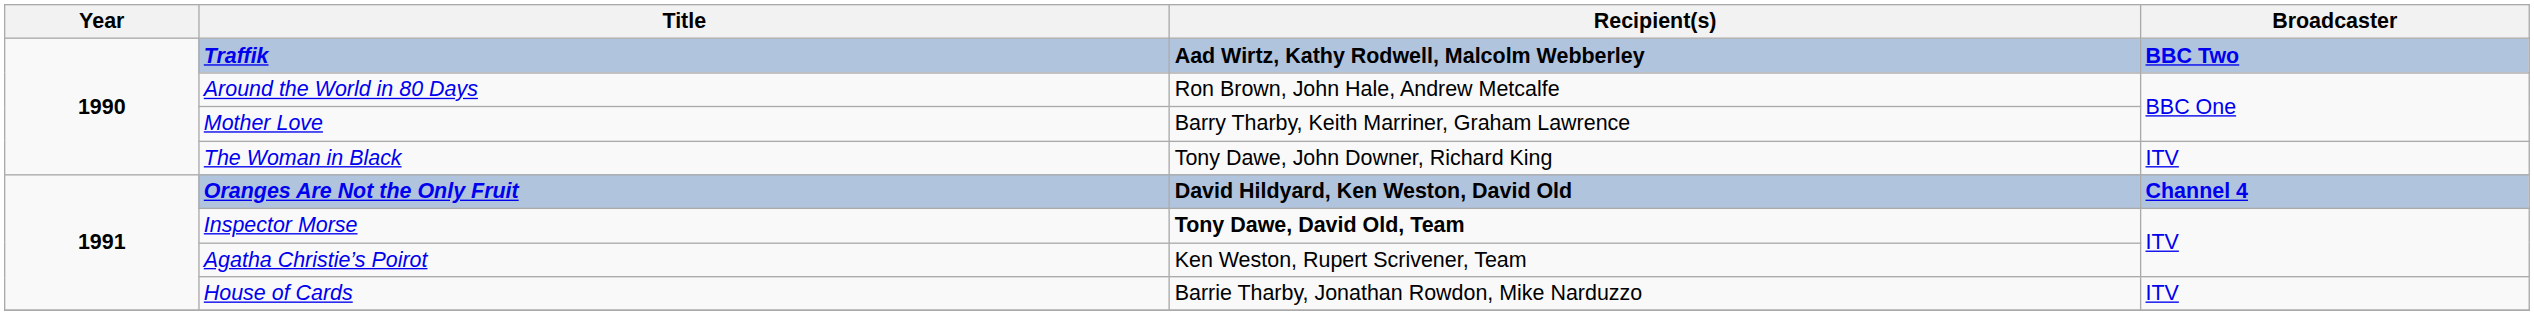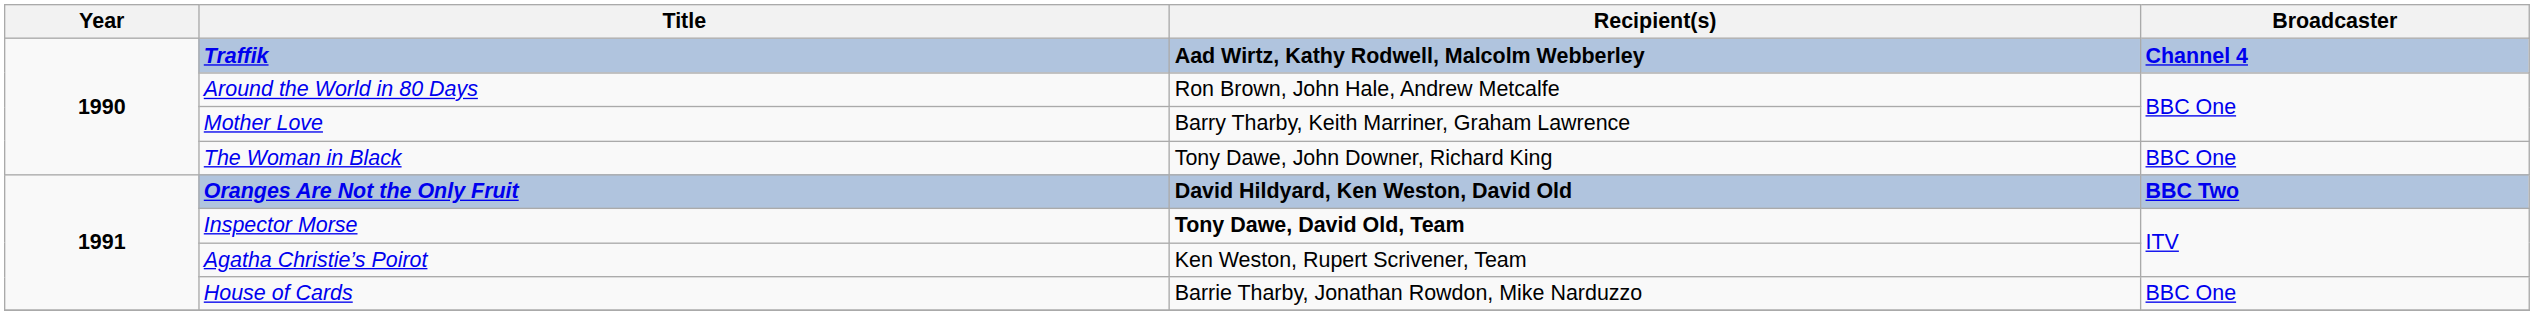(2192, 55) BBC Two -> (2197, 55) Channel 4
(2162, 157) ITV -> (2191, 157) BBC One
(2197, 191) Channel 4 -> (2192, 191) BBC Two
(2162, 293) ITV -> (2191, 293) BBC One
